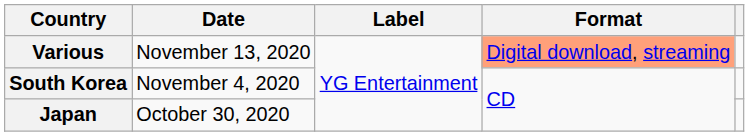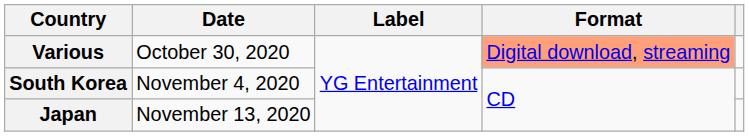(223, 51) November 13, 2020 -> (213, 51) October 30, 2020
(213, 114) October 30, 2020 -> (223, 114) November 13, 2020
